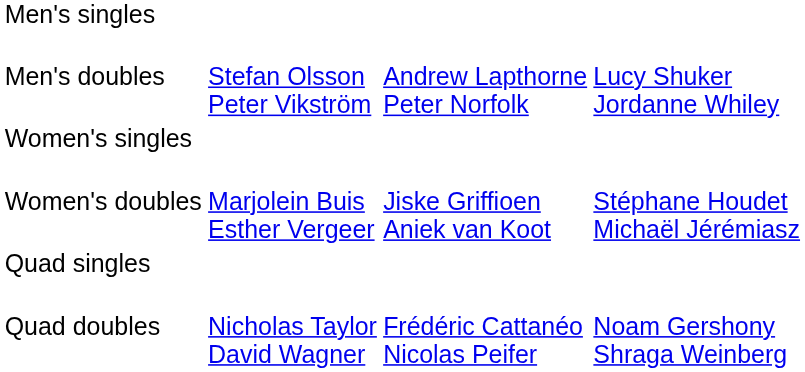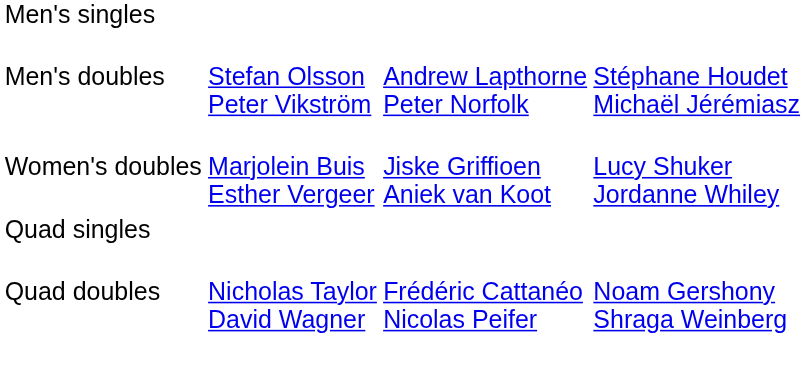(686, 90) Lucy Shuker Jordanne Whiley -> (697, 90) Stéphane Houdet Michaël Jérémiasz
- row: (98, 139)
(697, 215) Stéphane Houdet Michaël Jérémiasz -> (686, 181) Lucy Shuker Jordanne Whiley
